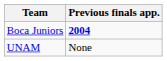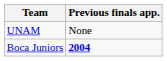rows swapped: (23, 47) <-> (35, 30)
